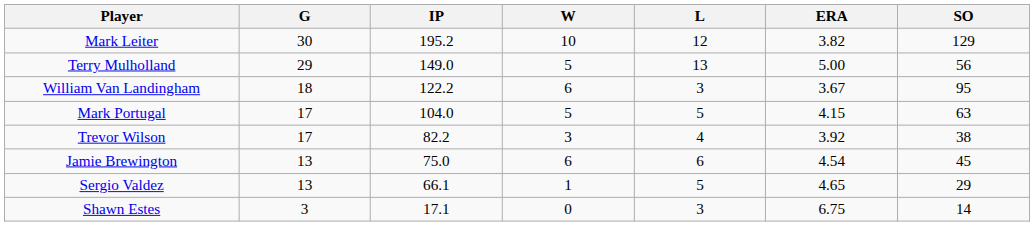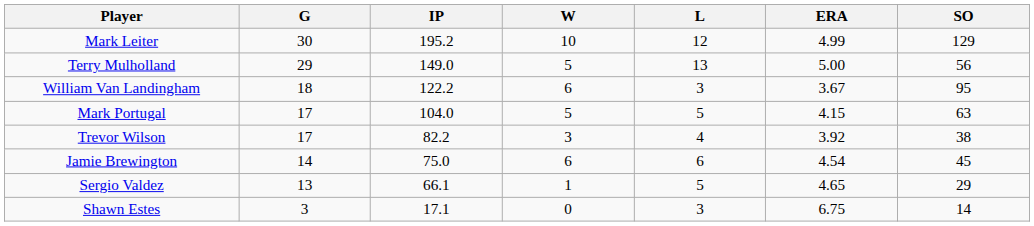(832, 40) 3.82 -> (832, 40) 4.99
(305, 161) 13 -> (305, 161) 14
